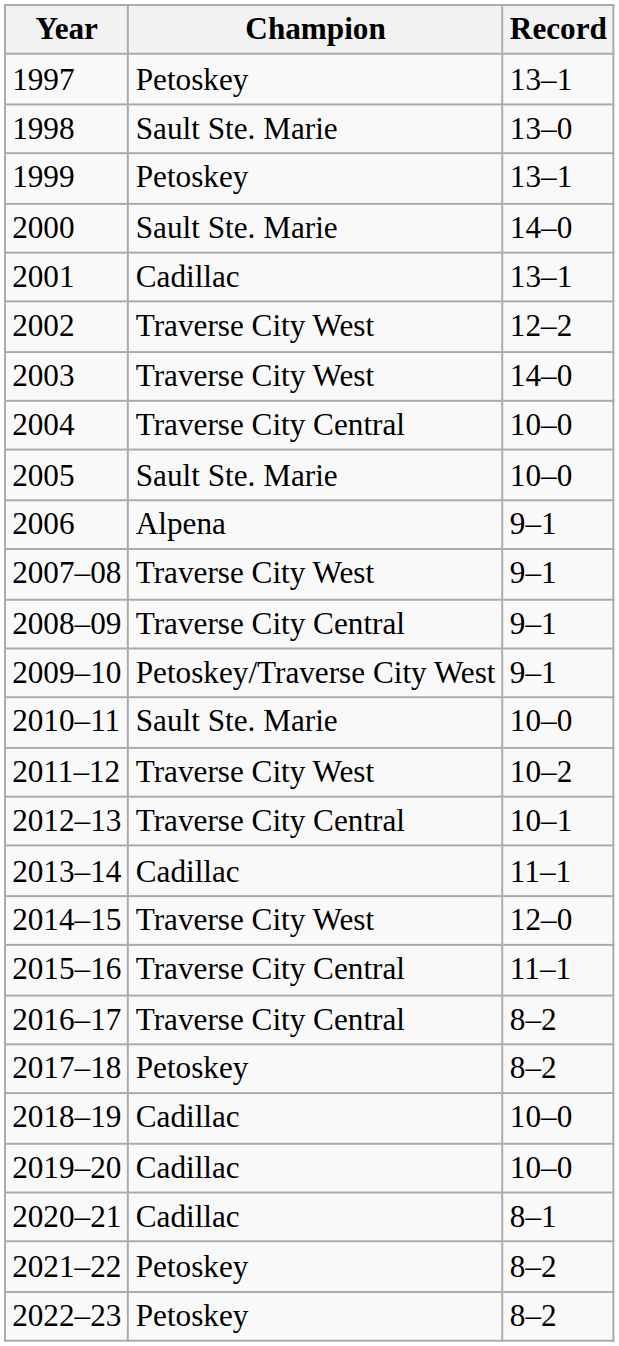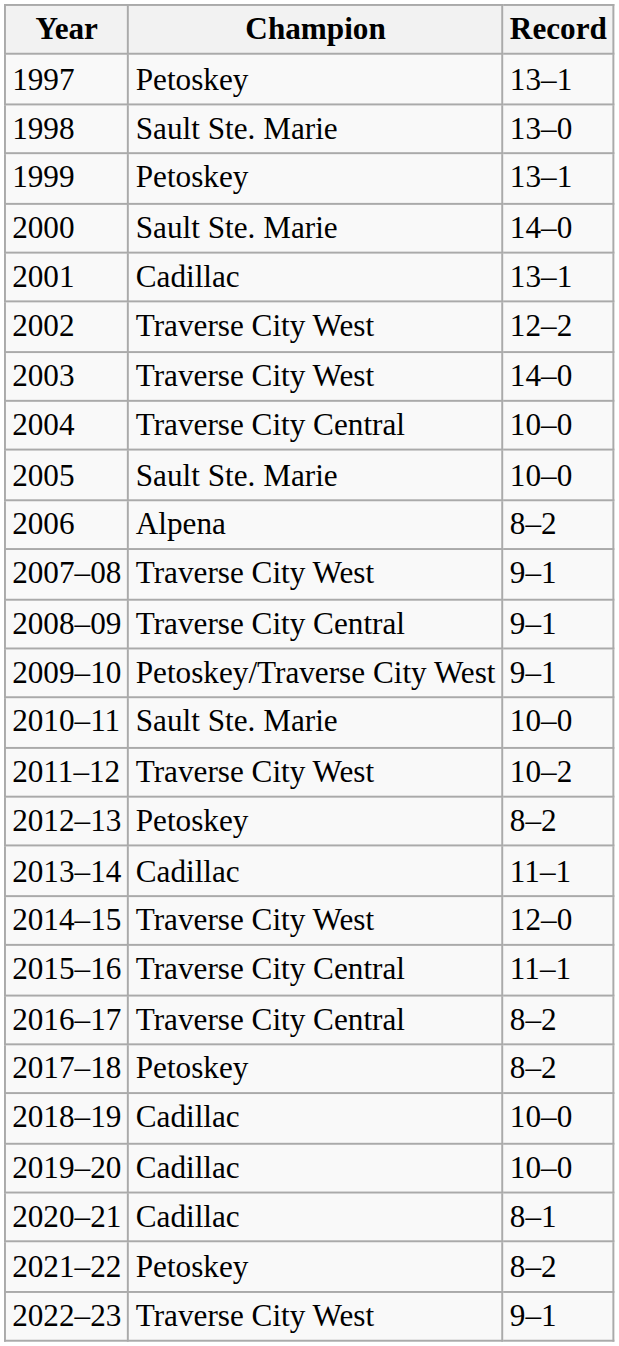(533, 524) 9–1 -> (533, 524) 8–2
(270, 820) Traverse City Central -> (192, 820) Petoskey
(541, 820) 10–1 -> (533, 820) 8–2
(192, 1315) Petoskey -> (255, 1315) Traverse City West
(533, 1315) 8–2 -> (533, 1315) 9–1
